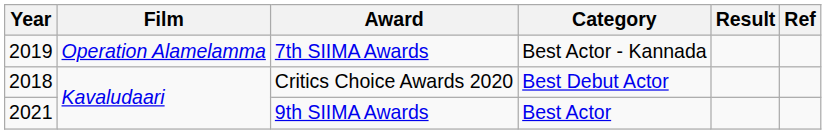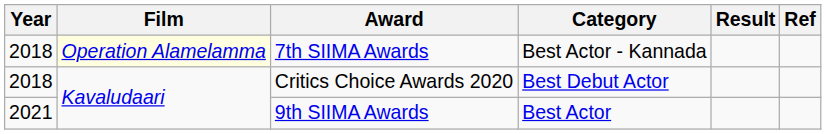(31, 50) 2019 -> (31, 50) 2018
(164, 50) no background -> (164, 50) lightyellow background
